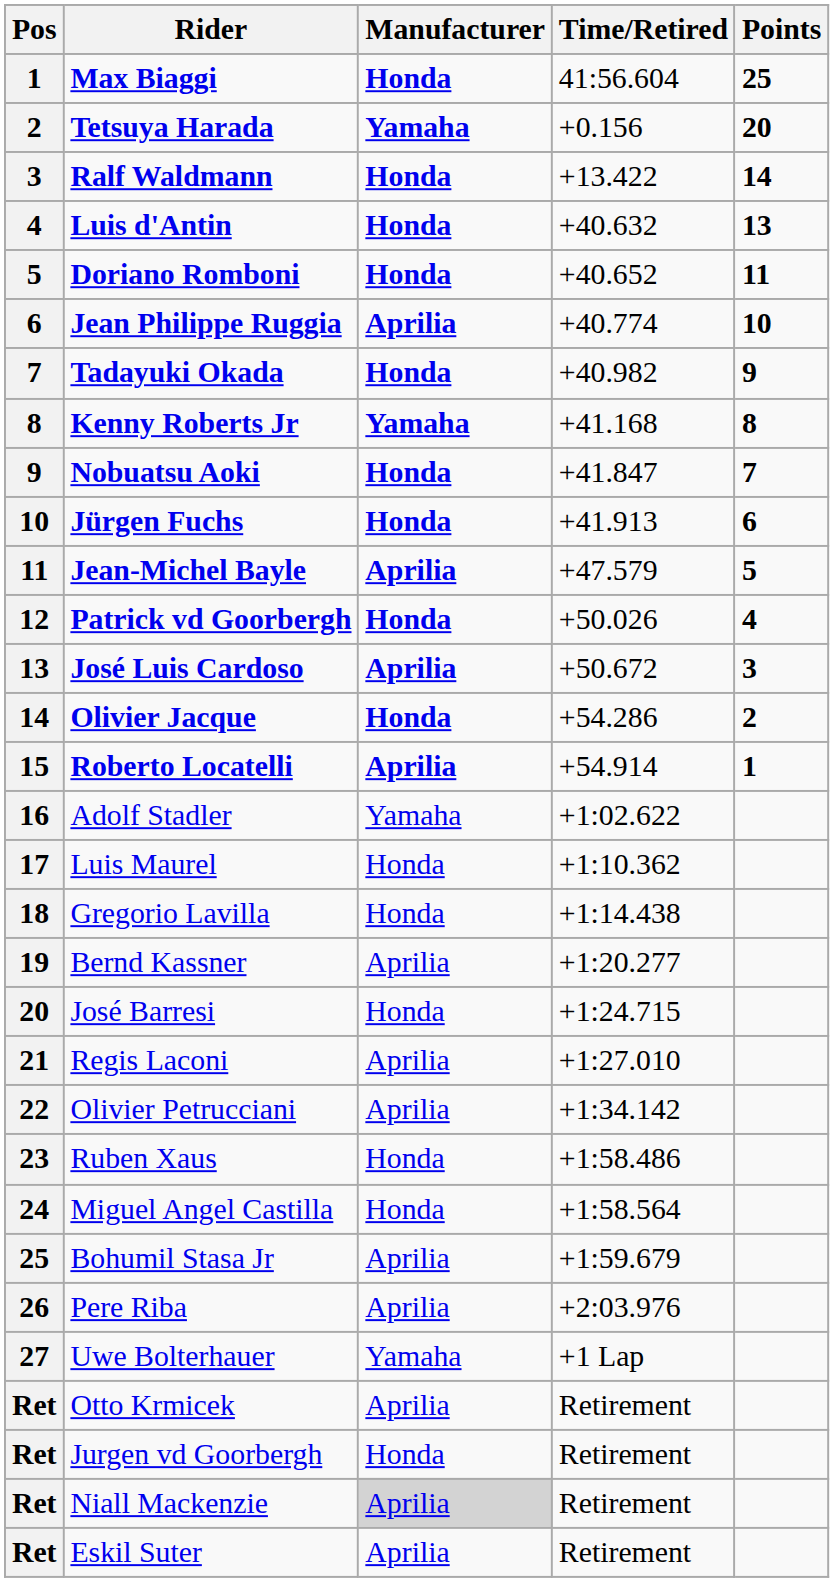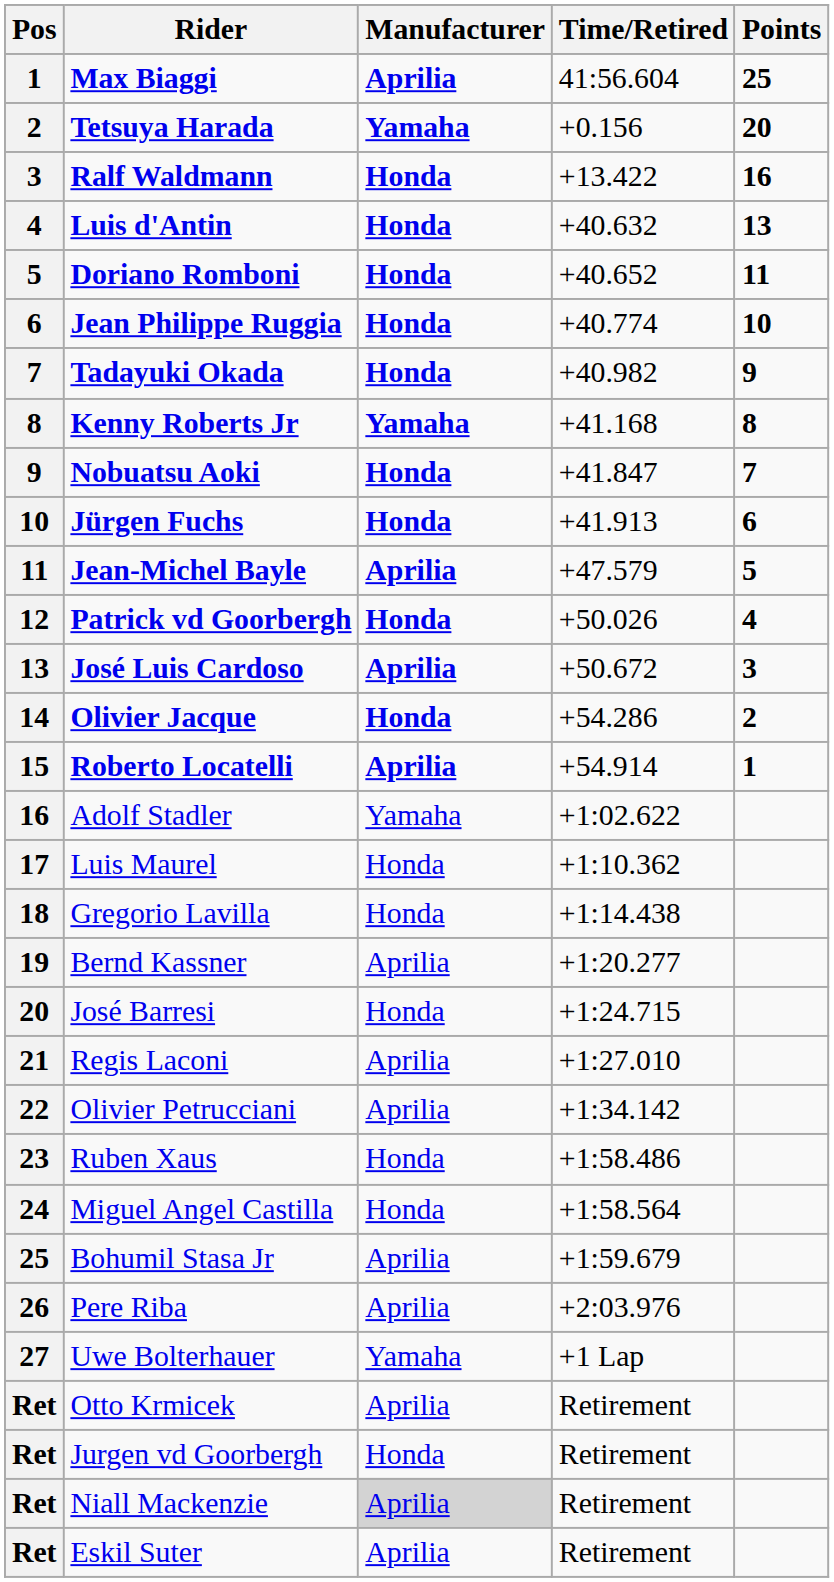(408, 78) Honda -> (411, 78) Aprilia
(757, 176) 14 -> (757, 176) 16
(411, 323) Aprilia -> (408, 323) Honda
